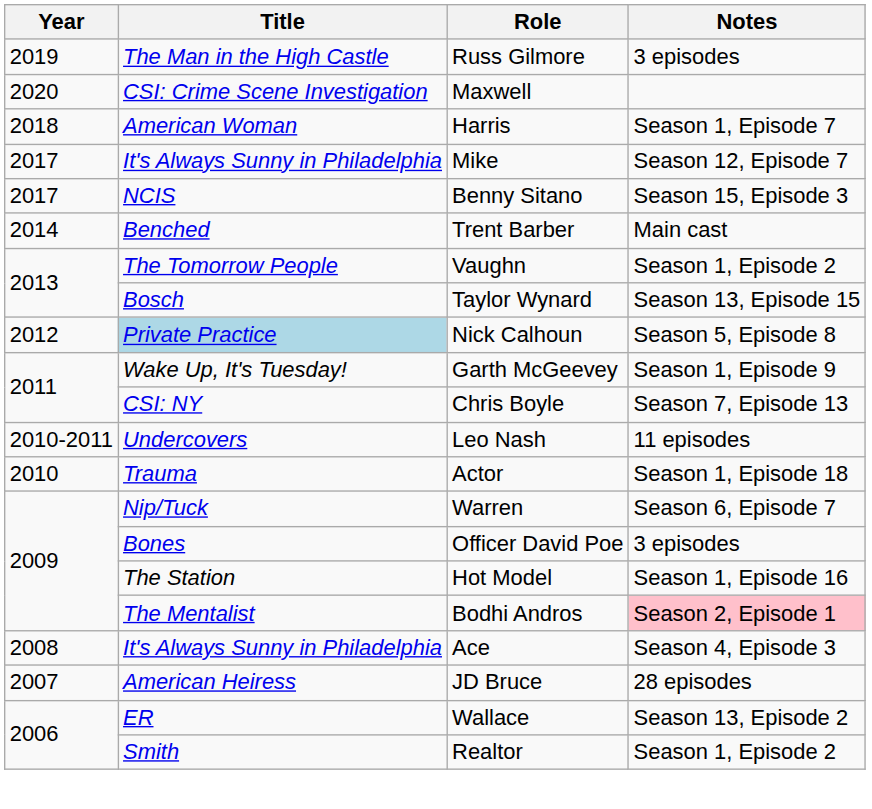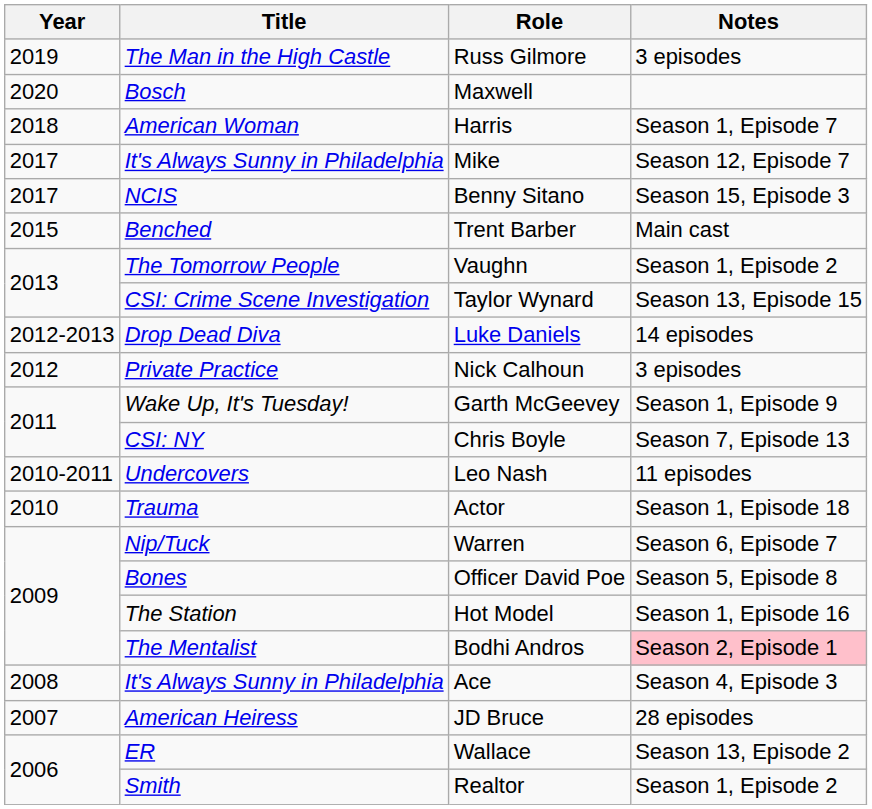(275, 91) CSI: Crime Scene Investigation -> (155, 91) Bosch
(34, 230) 2014 -> (34, 230) 2015
(154, 299) Bosch -> (277, 299) CSI: Crime Scene Investigation
+ row: (517, 334)
(200, 334) lightblue background -> (201, 369) no background
(735, 334) Season 5, Episode 8 -> (688, 369) 3 episodes
(687, 543) 3 episodes -> (736, 578) Season 5, Episode 8
